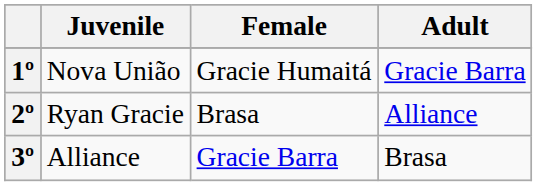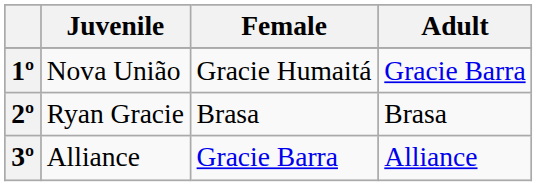(431, 113) Alliance -> (416, 113) Brasa
(416, 157) Brasa -> (431, 157) Alliance
